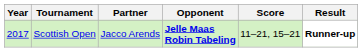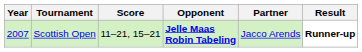columns swapped: (130, 13) <-> (270, 13)
(18, 34) 2017 -> (18, 34) 2007
